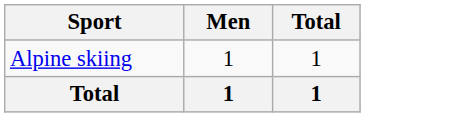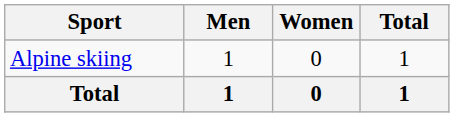+ column: (316, 22)
